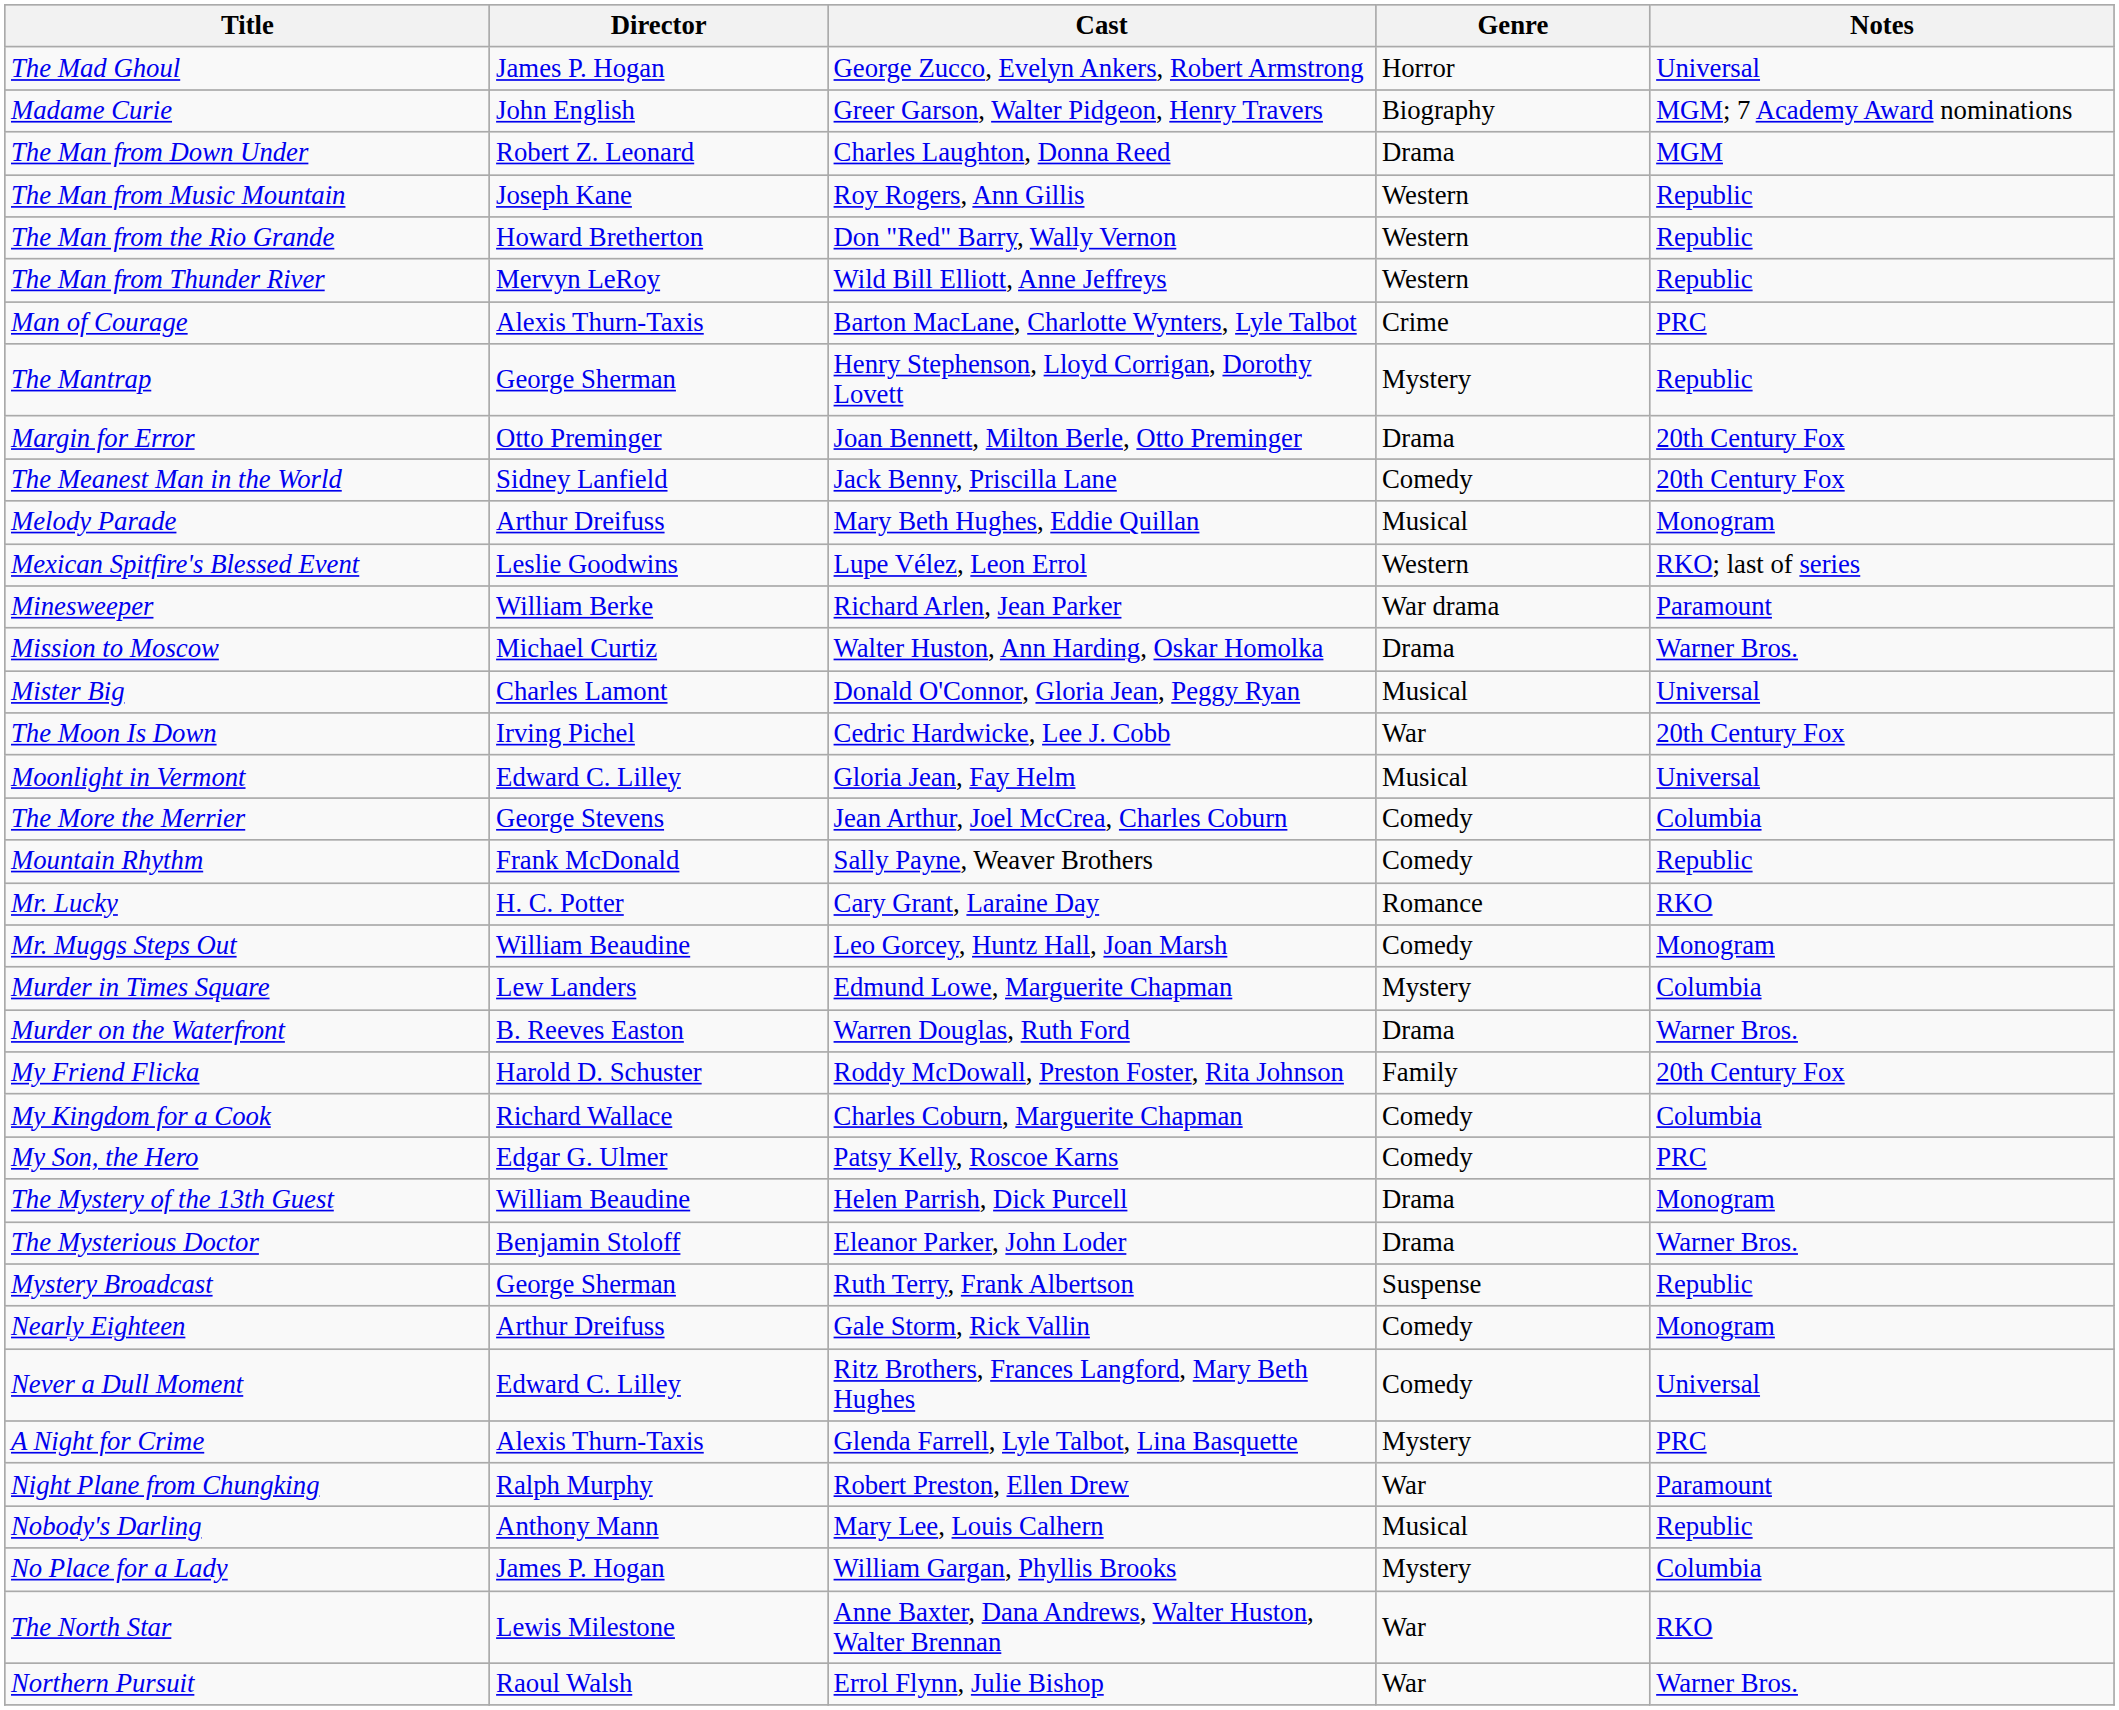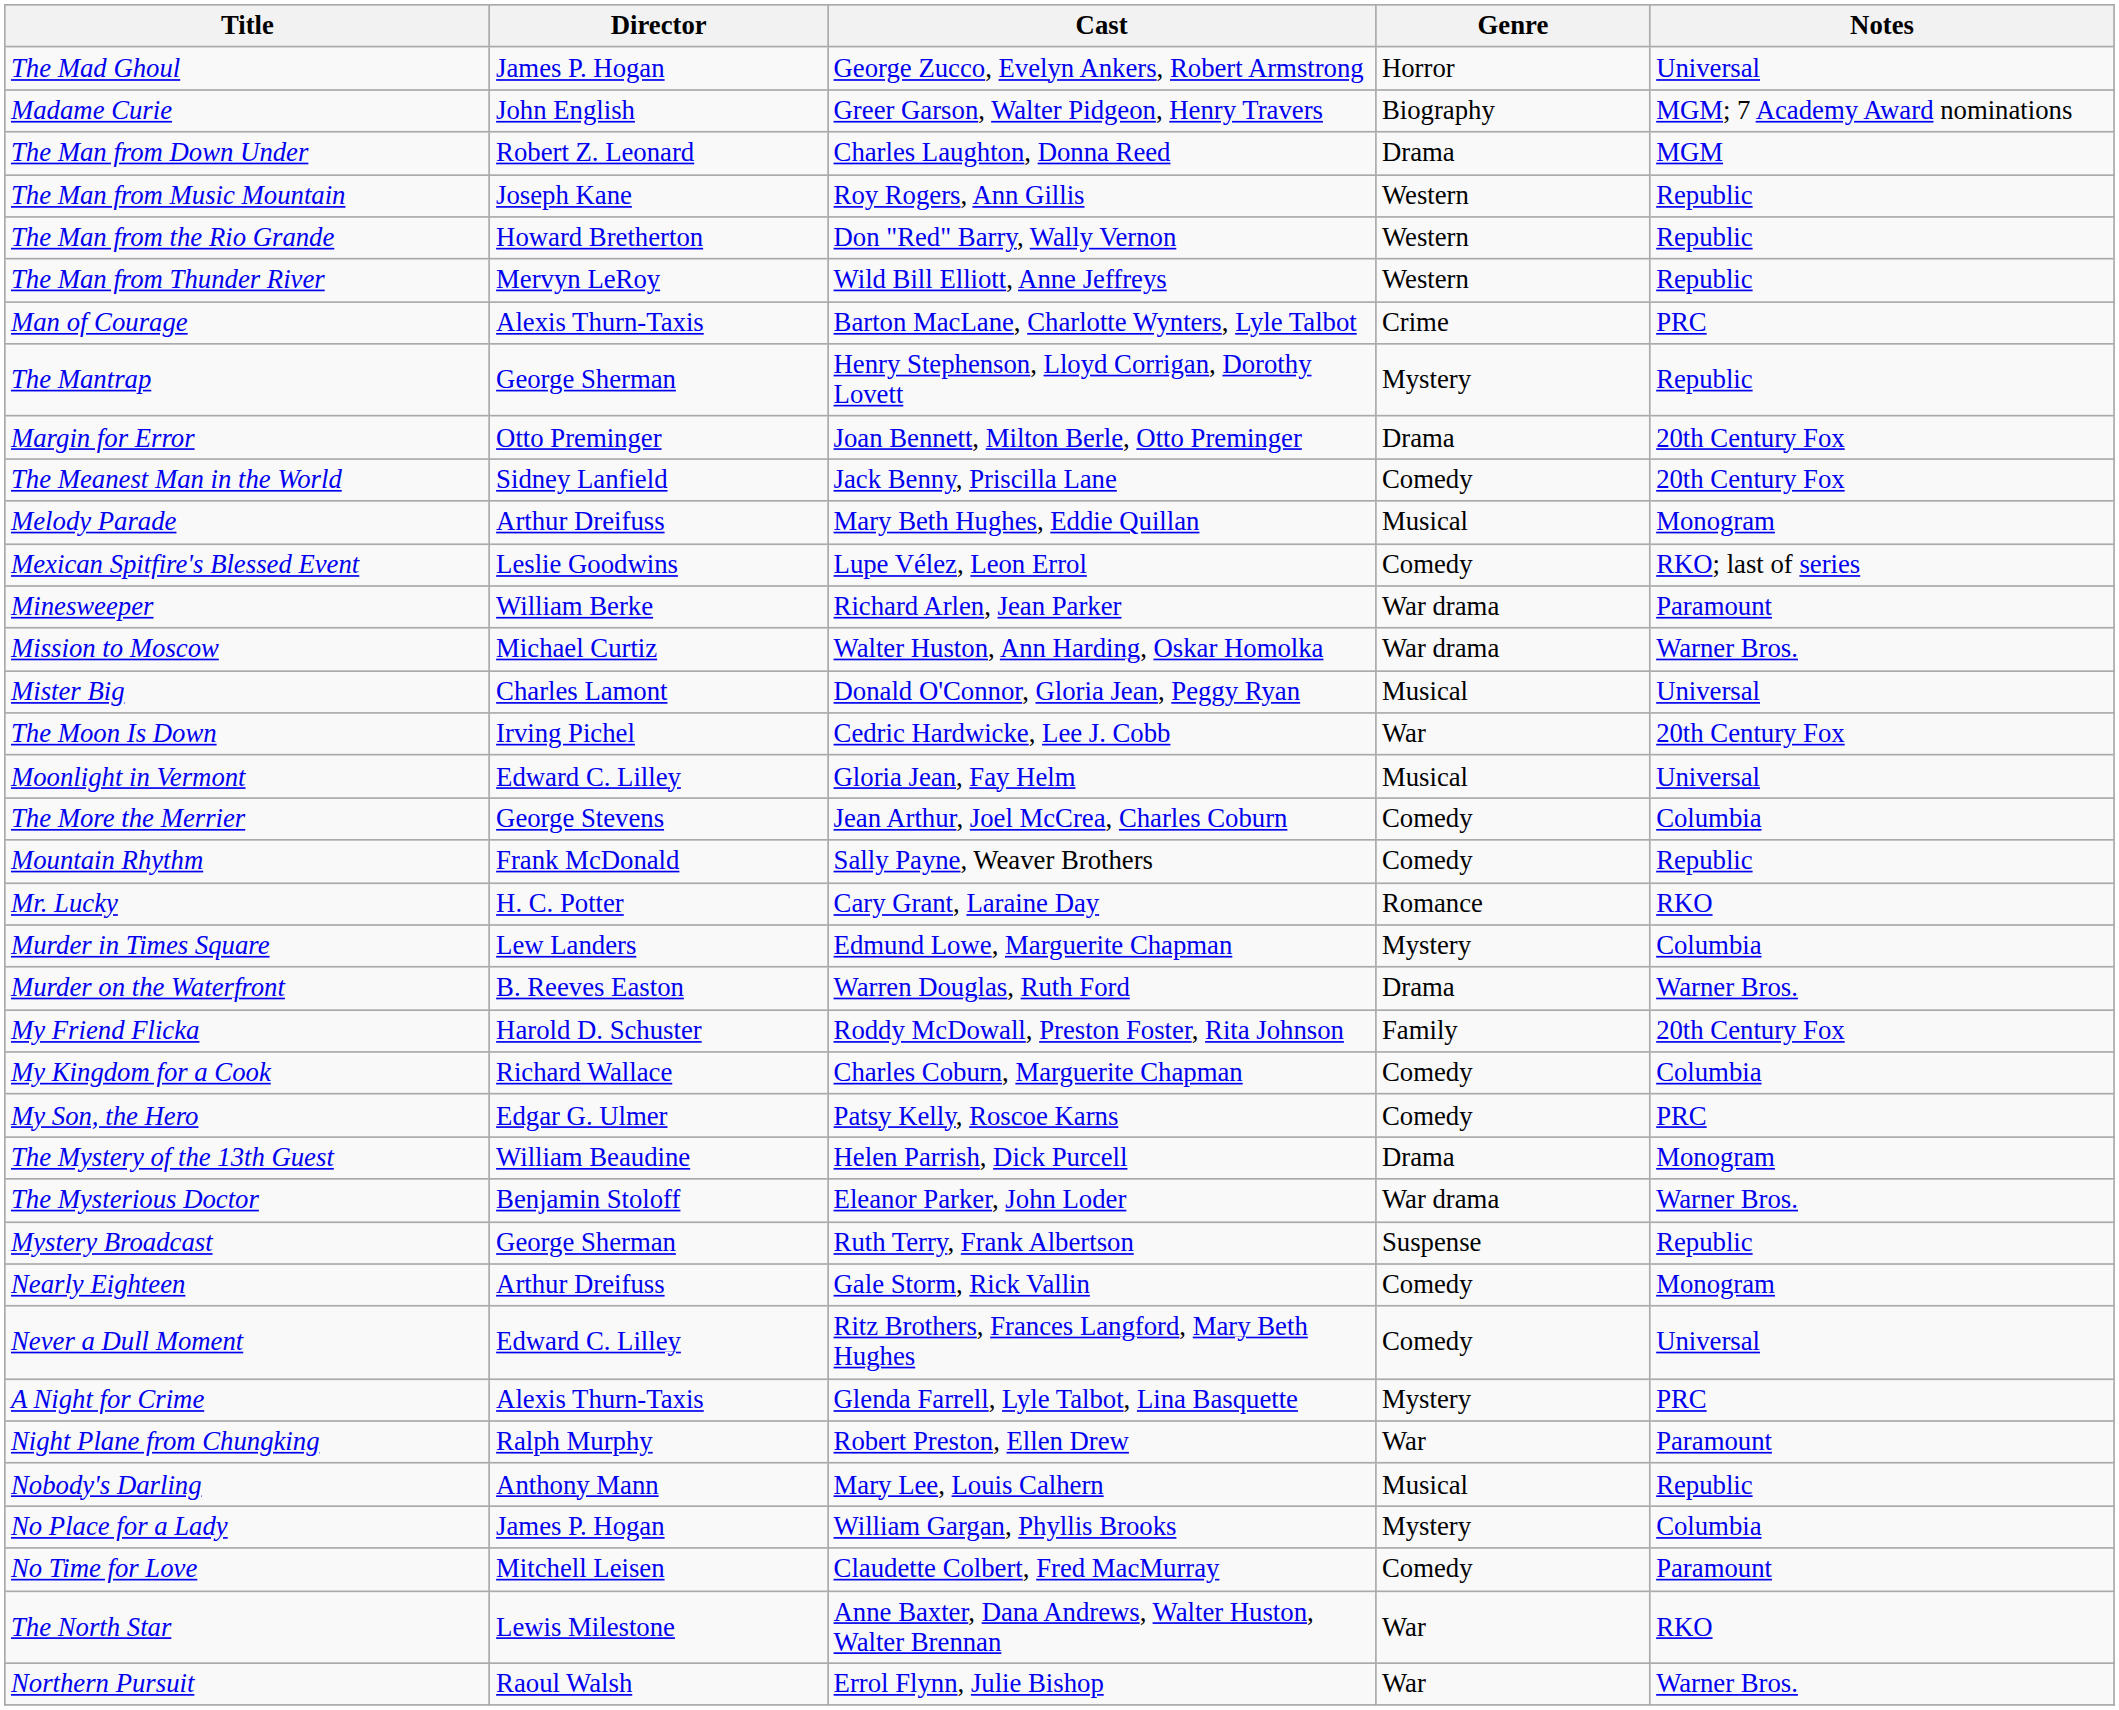(1425, 564) Western -> (1427, 564) Comedy
(1418, 649) Drama -> (1441, 649) War drama
- row: (124, 945)
(1418, 1242) Drama -> (1441, 1199) War drama
+ row: (104, 1568)
